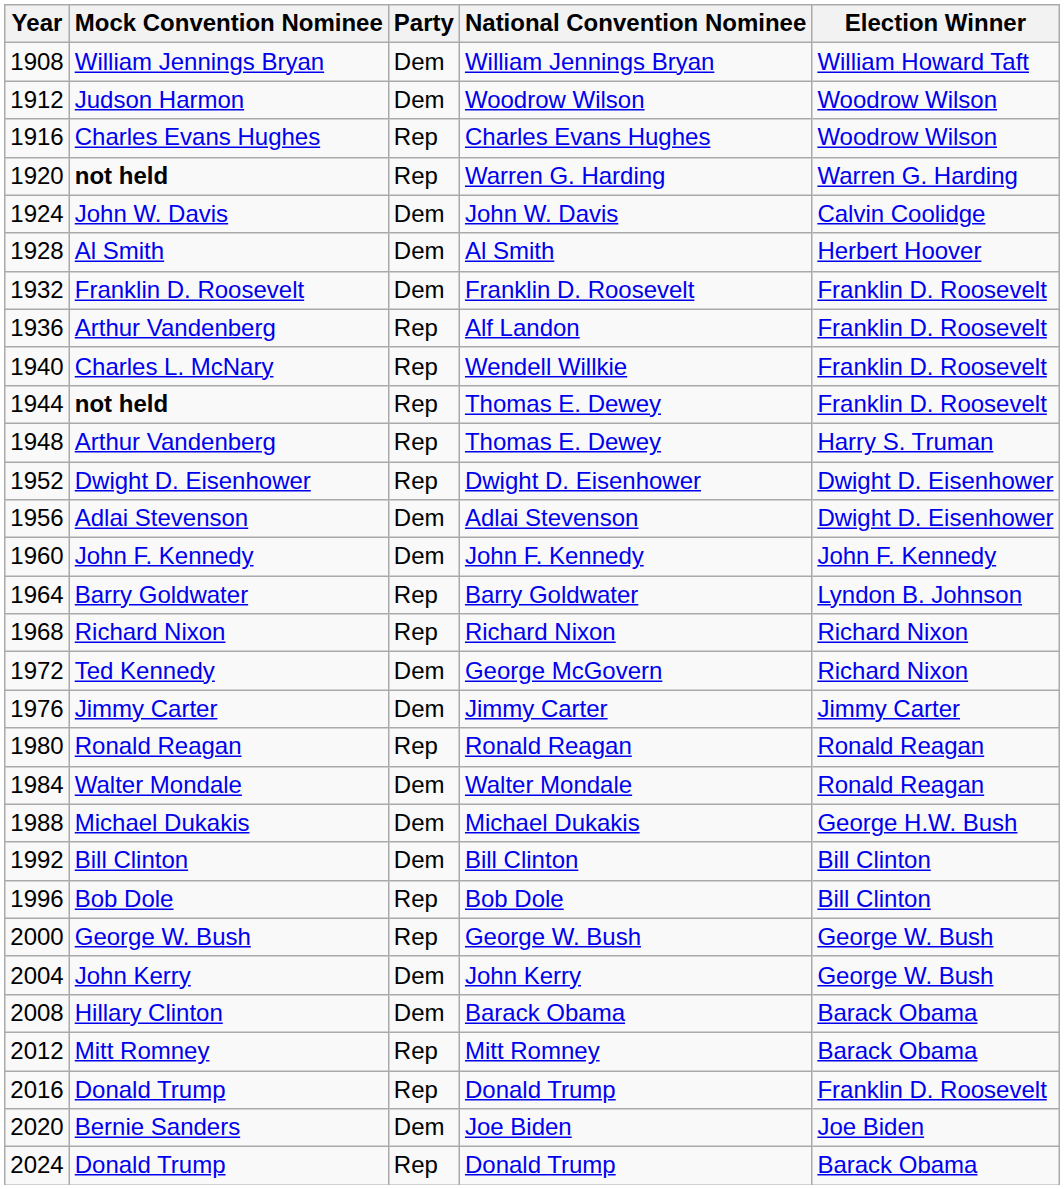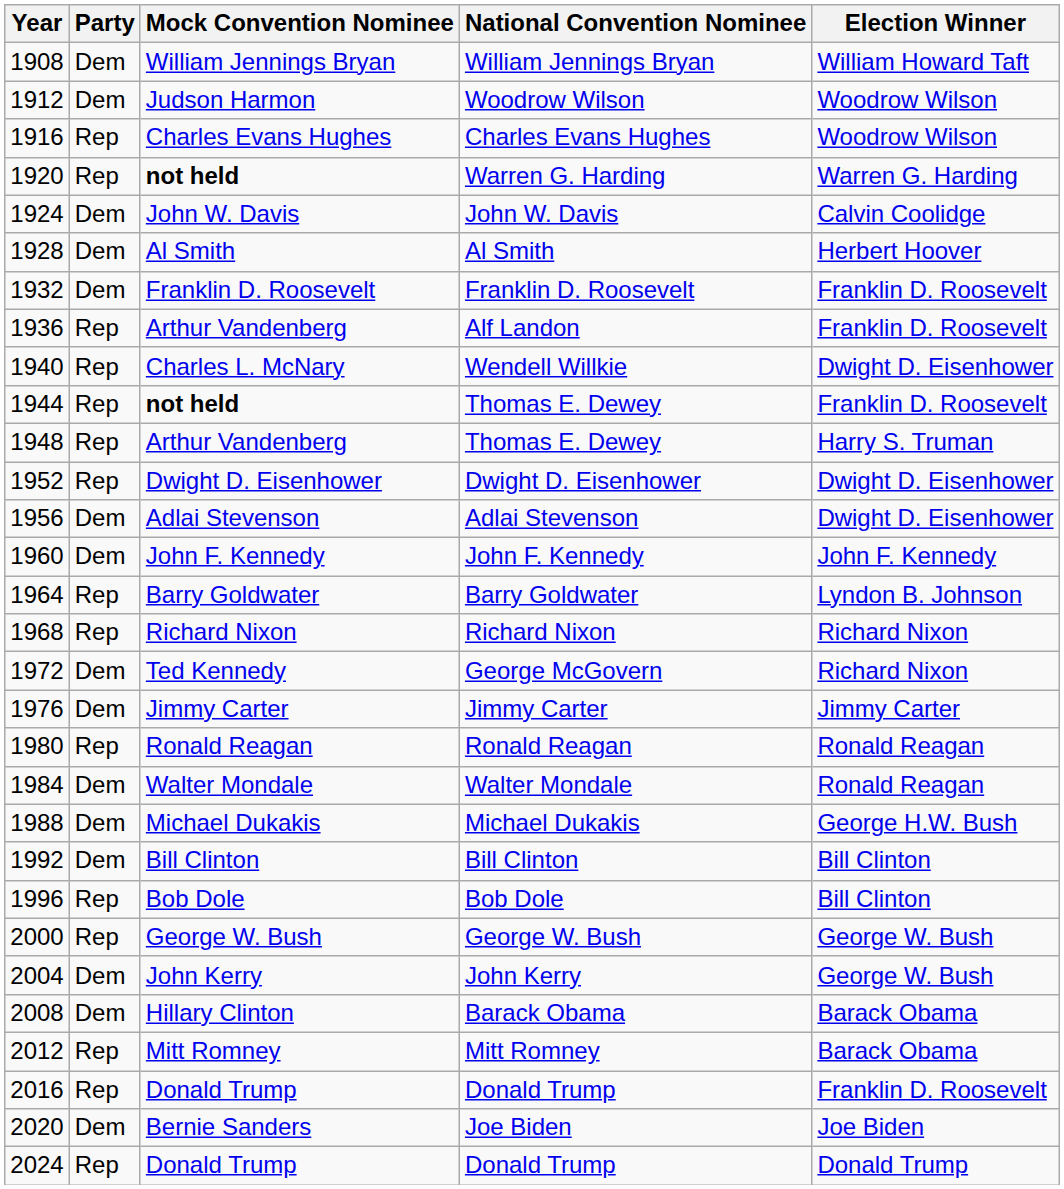columns swapped: (424, 23) <-> (229, 23)
(932, 366) Franklin D. Roosevelt -> (935, 366) Dwight D. Eisenhower
(897, 1165) Barack Obama -> (893, 1165) Donald Trump
